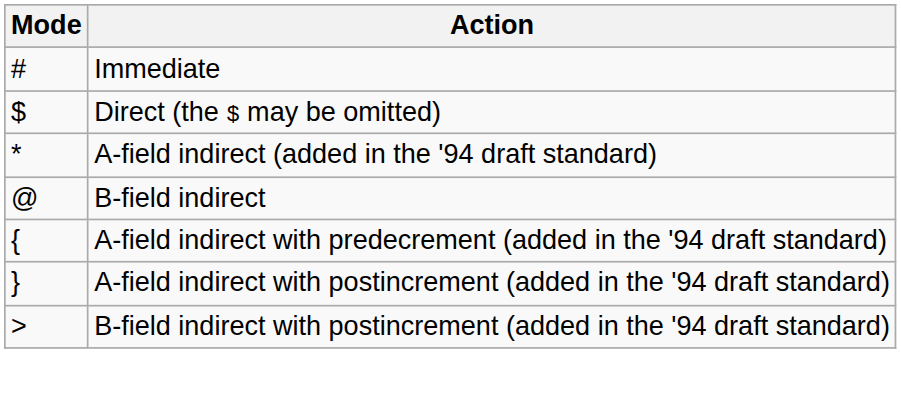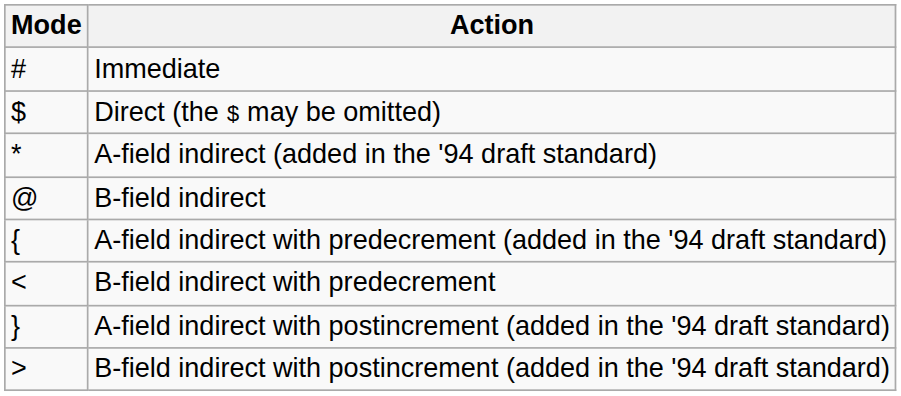+ row: (295, 283)
